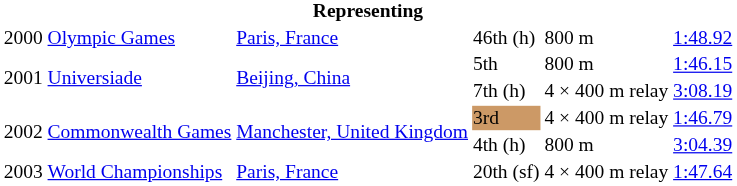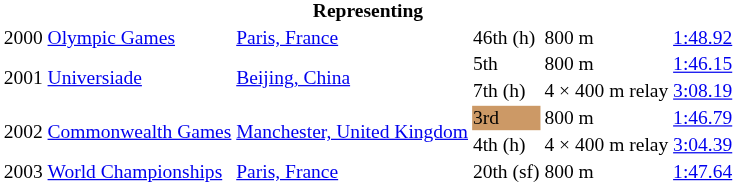(606, 117) 4 × 400 m relay -> (569, 117) 800 m
(569, 144) 800 m -> (606, 144) 4 × 400 m relay
(606, 171) 4 × 400 m relay -> (569, 171) 800 m
